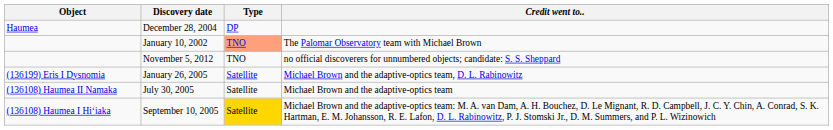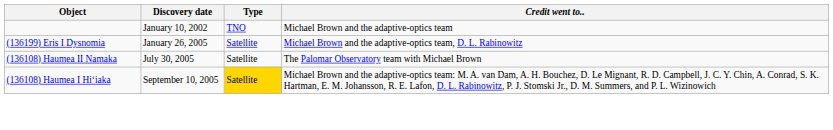- row: (180, 28)
(236, 43) lightsalmon background -> (236, 28) no background
(383, 43) The Palomar Observatory team with Michael Brown -> (368, 28) Michael Brown and the adaptive-optics team
- row: (178, 59)
(368, 90) Michael Brown and the adaptive-optics team -> (383, 59) The Palomar Observatory team with Michael Brown
